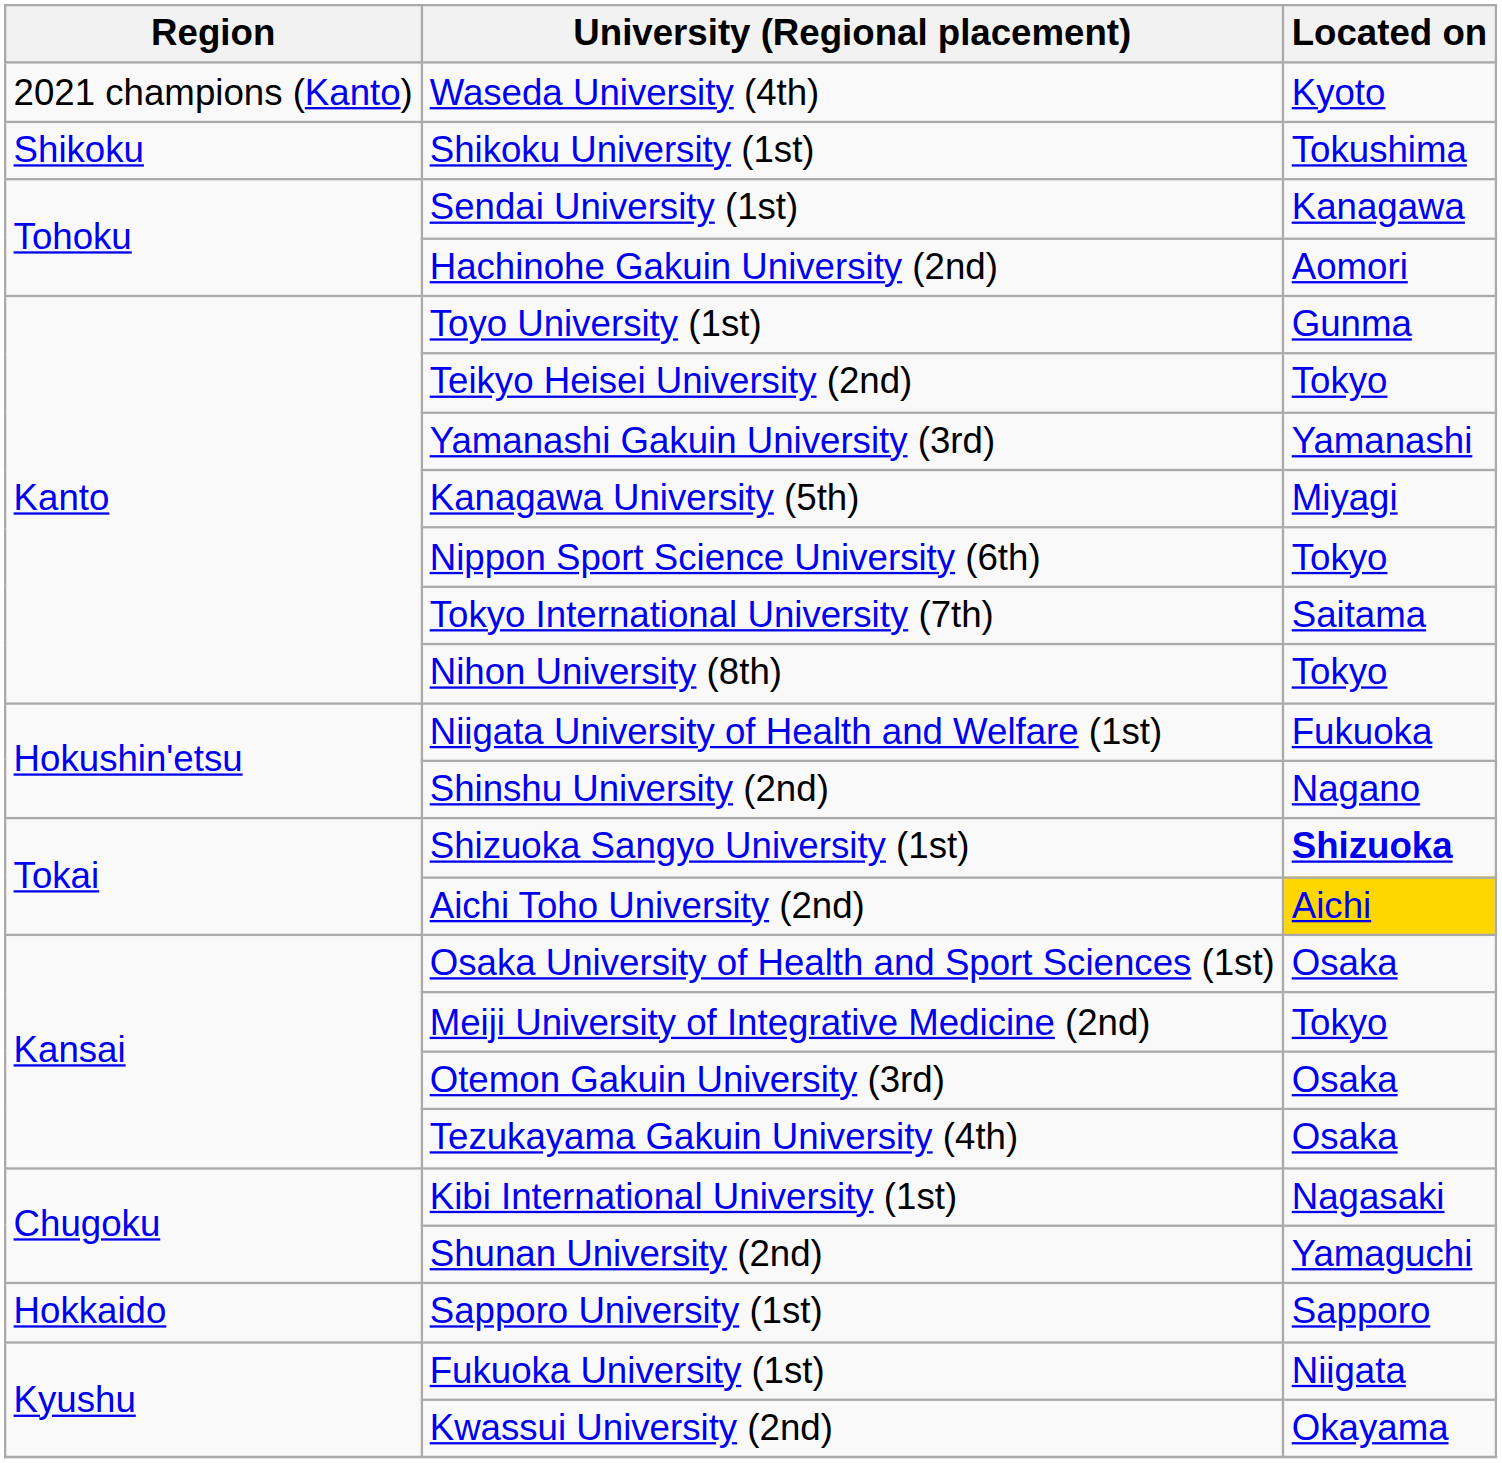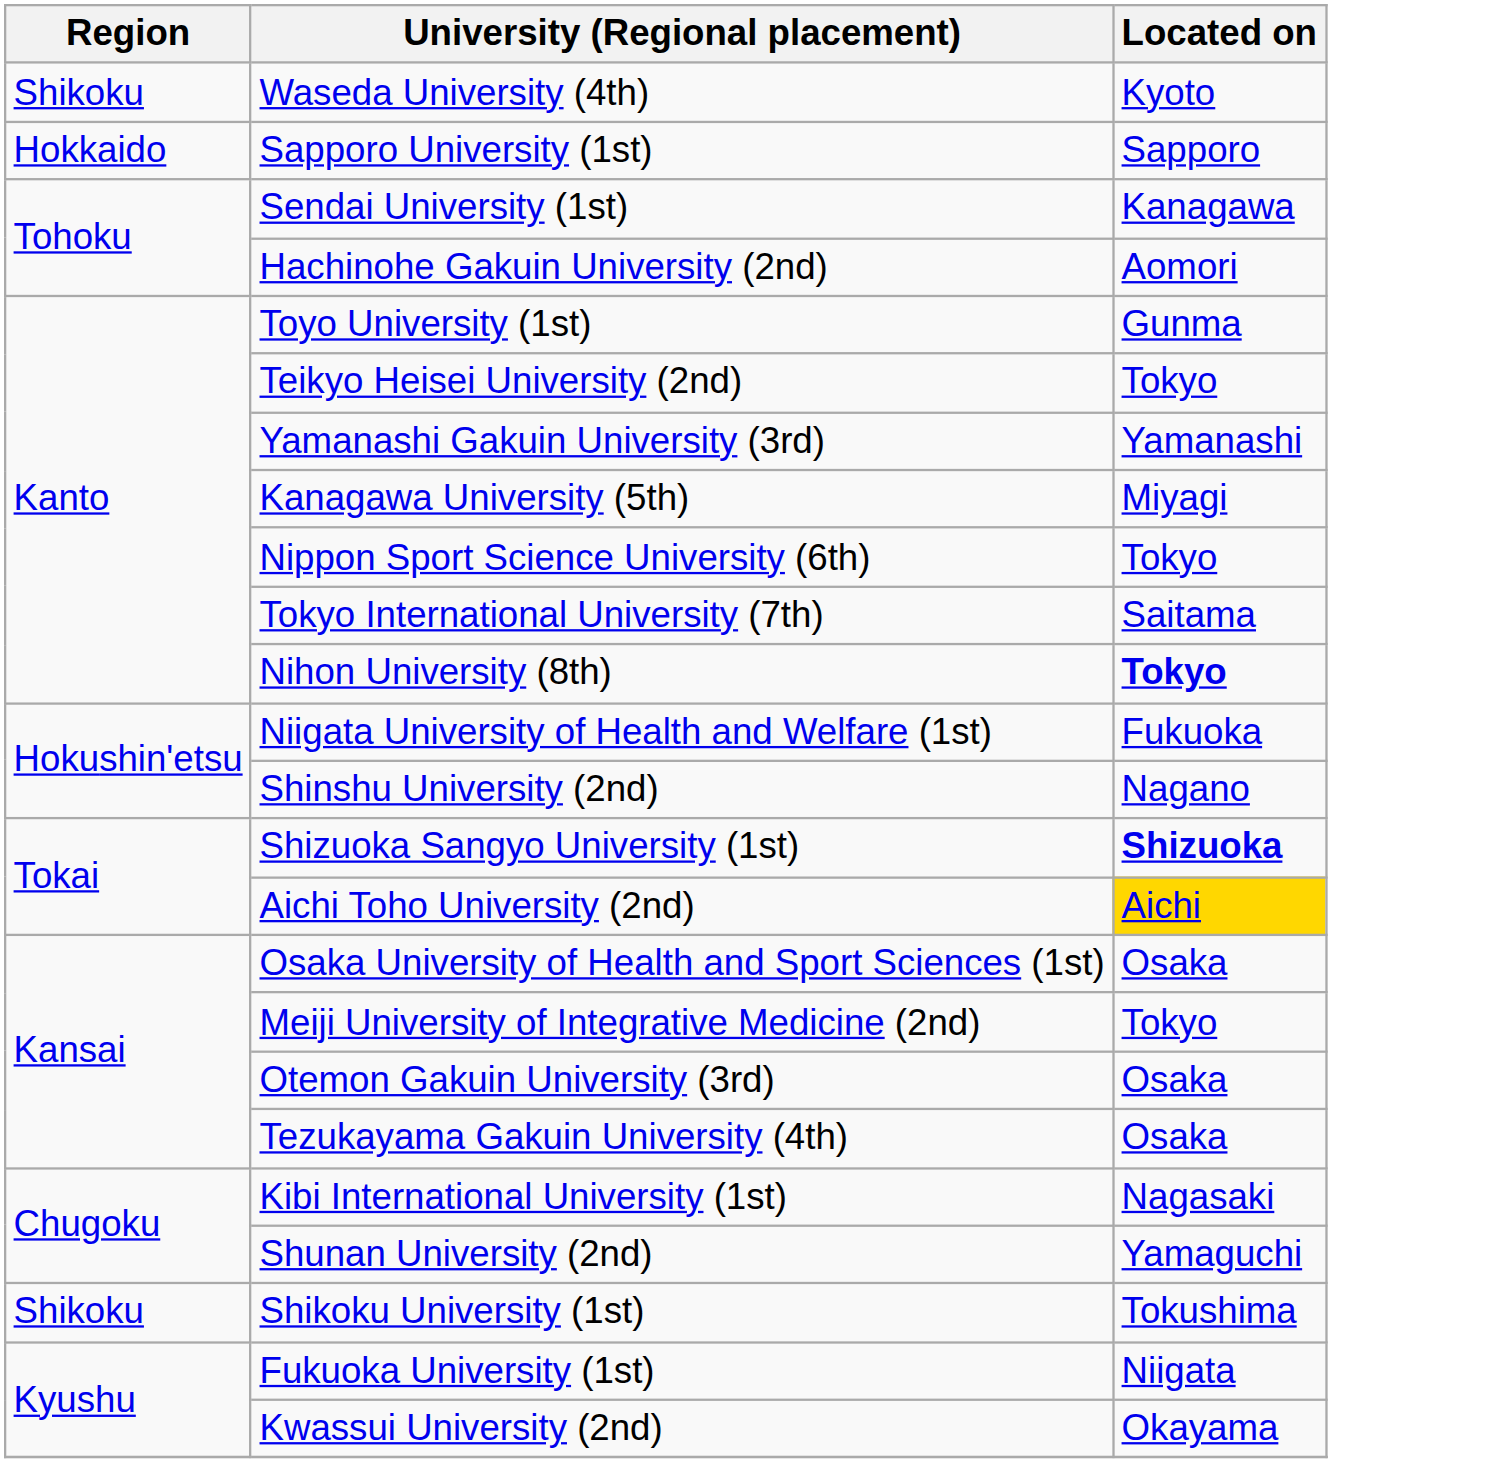(213, 91) 2021 champions (Kanto) -> (79, 91) Shikoku
rows swapped: (626, 1311) <-> (622, 149)
(1340, 672) normal -> (1174, 672) bold
